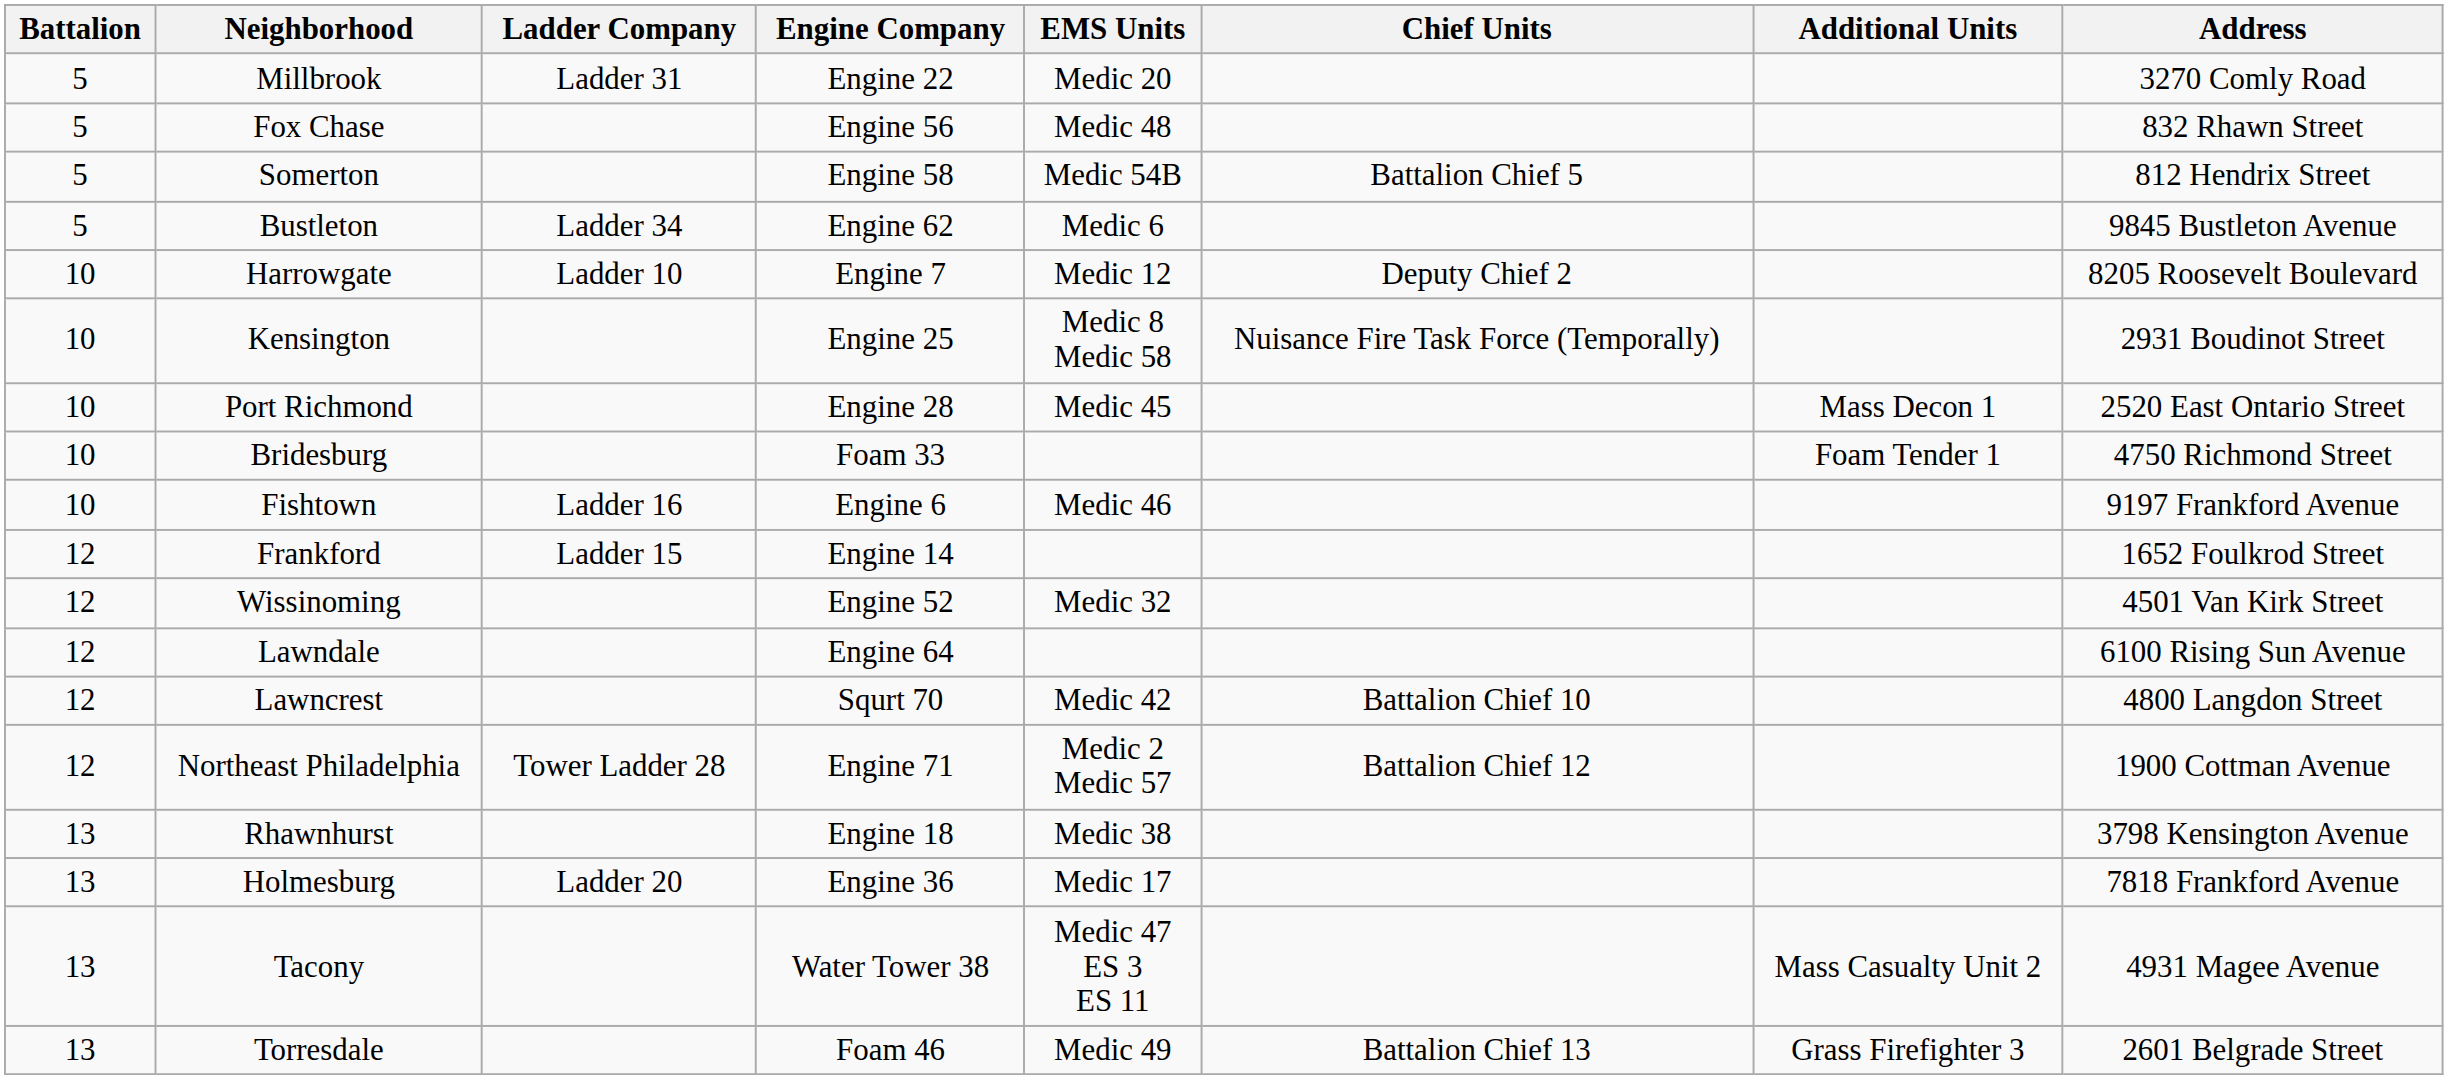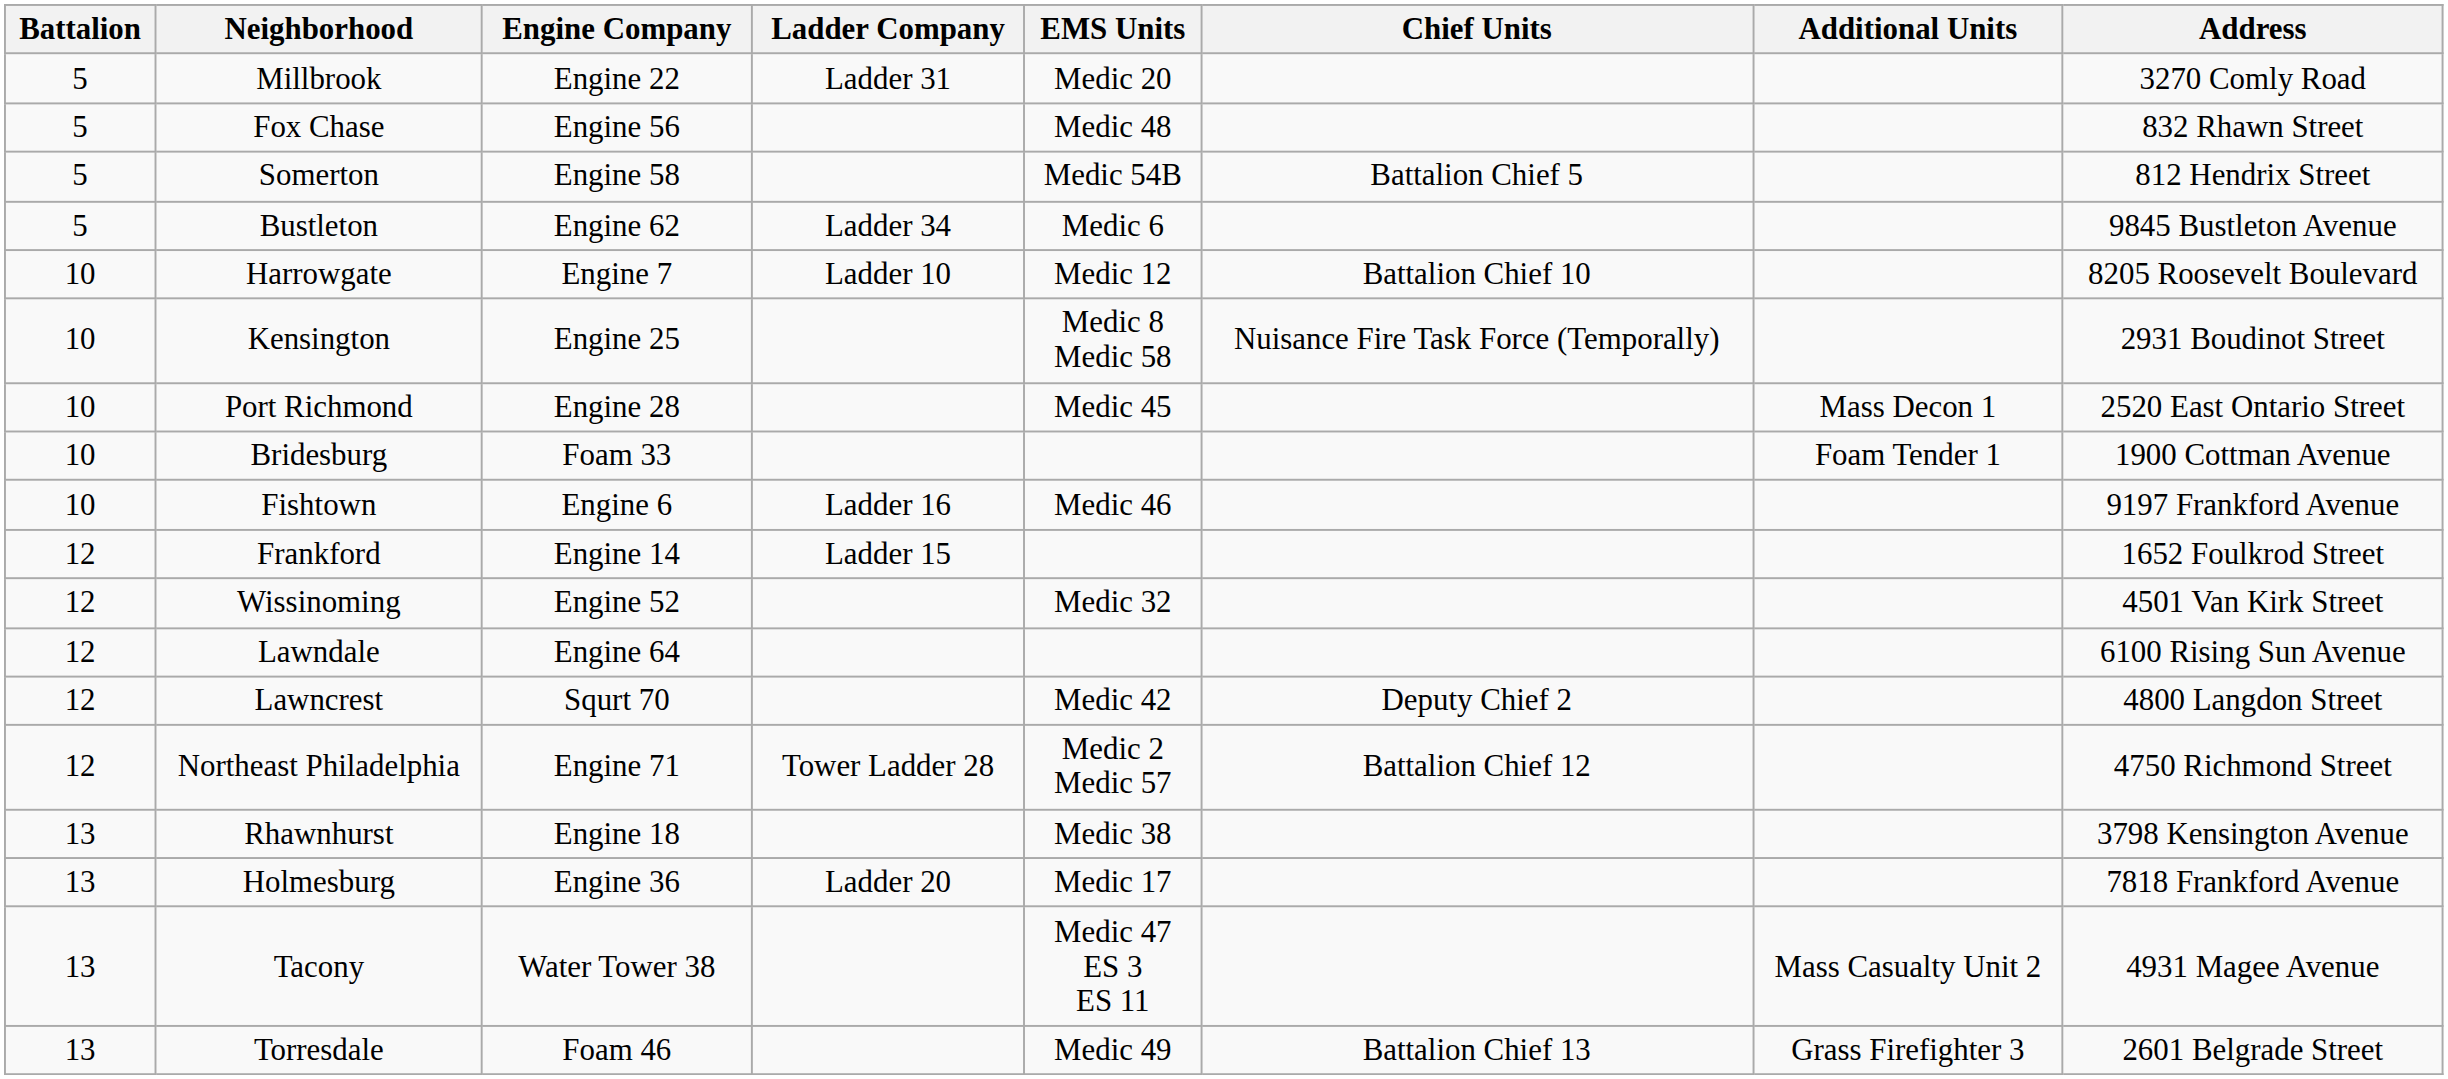columns swapped: (891, 28) <-> (619, 28)
(1477, 273) Deputy Chief 2 -> (1477, 273) Battalion Chief 10
(2253, 455) 4750 Richmond Street -> (2253, 455) 1900 Cottman Avenue
(1477, 700) Battalion Chief 10 -> (1477, 700) Deputy Chief 2
(2253, 766) 1900 Cottman Avenue -> (2253, 766) 4750 Richmond Street
